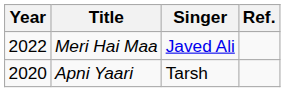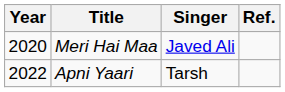(28, 45) 2022 -> (28, 45) 2020
(28, 73) 2020 -> (28, 73) 2022
